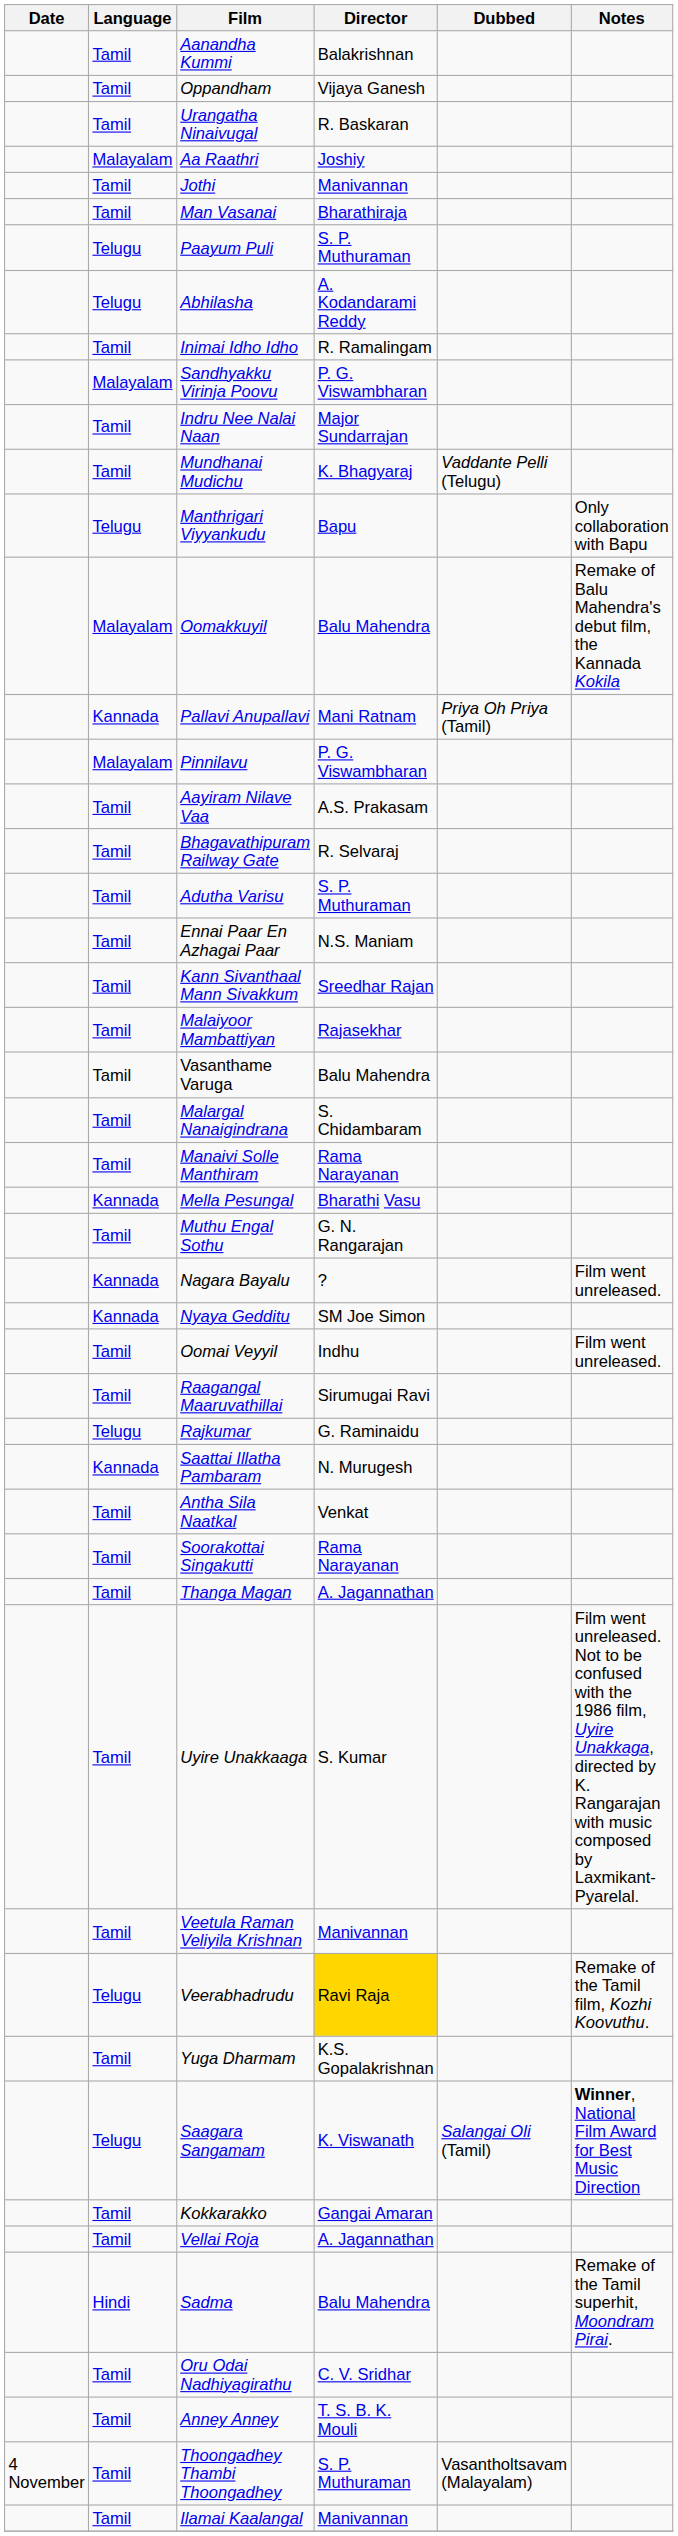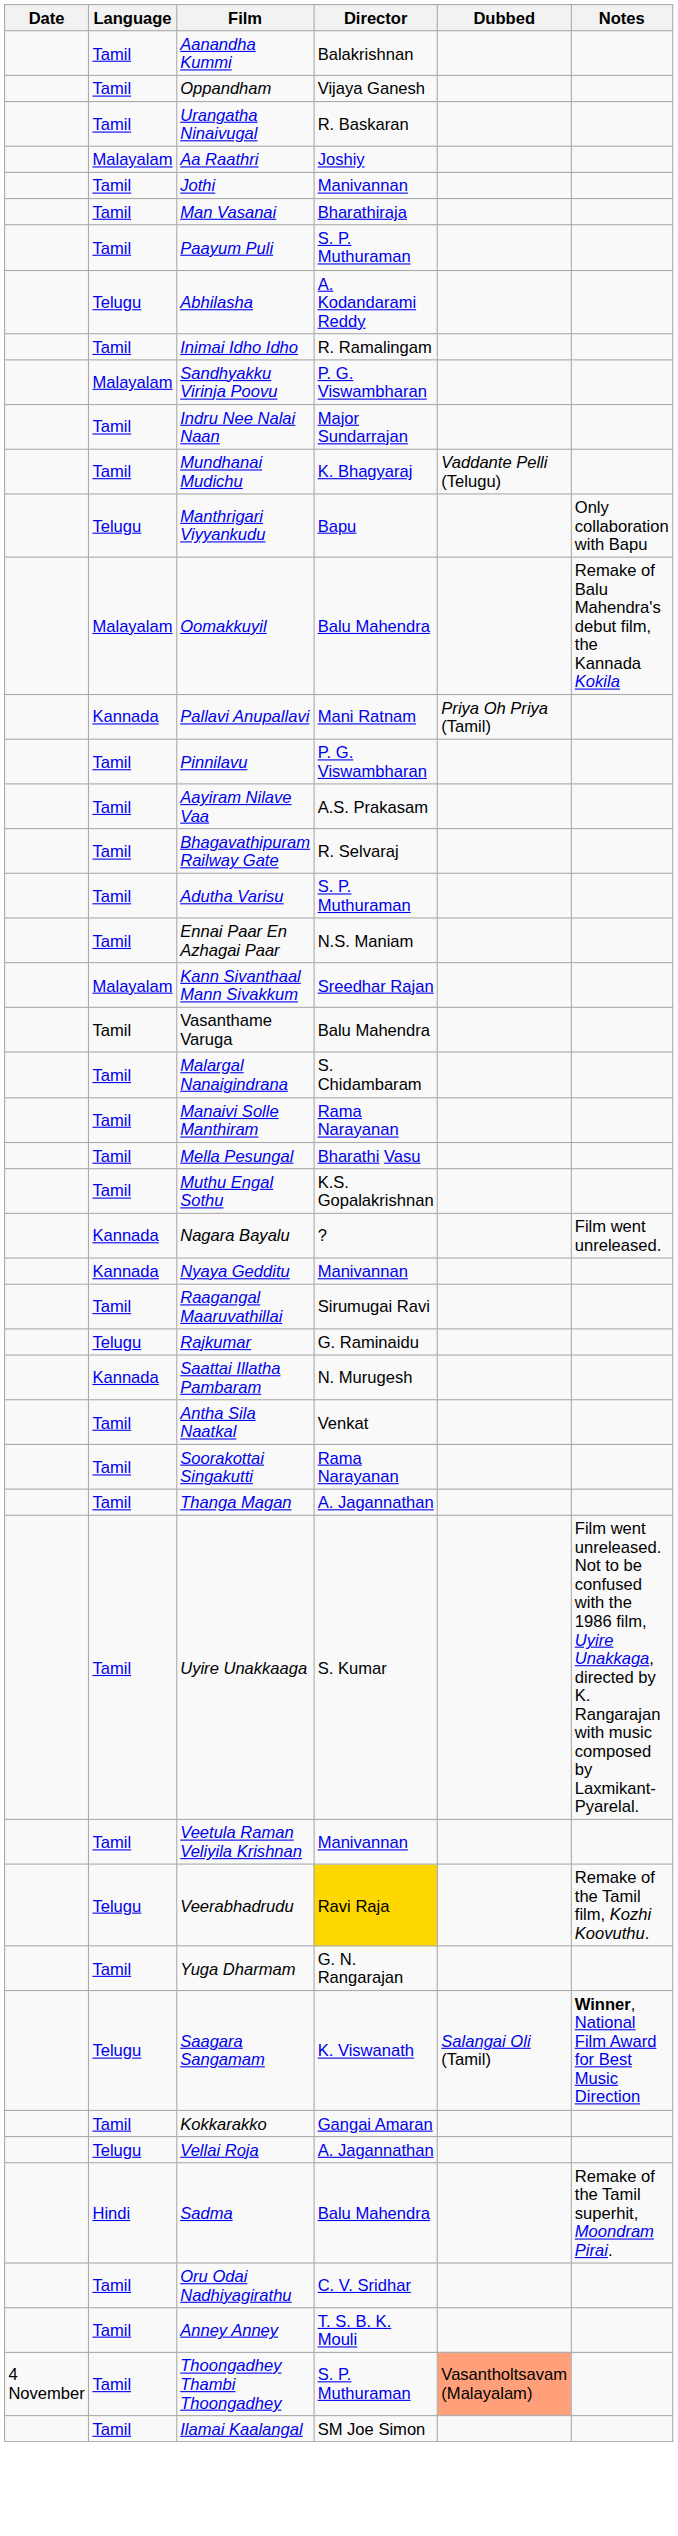(117, 248) Telugu -> (112, 248) Tamil
(132, 762) Malayalam -> (112, 762) Tamil
(112, 986) Tamil -> (132, 986) Malayalam
- row: (228, 1030)
(126, 1200) Kannada -> (112, 1155) Tamil
(360, 1236) G. N. Rangarajan -> (376, 1191) K.S. Gopalakrishnan
(371, 1316) SM Joe Simon -> (363, 1271) Manivannan
- row: (229, 1351)
(376, 2058) K.S. Gopalakrishnan -> (360, 1969) G. N. Rangarajan
(112, 2239) Tamil -> (117, 2149) Telugu
(504, 2474) no background -> (504, 2384) lightsalmon background
(363, 2518) Manivannan -> (371, 2429) SM Joe Simon
